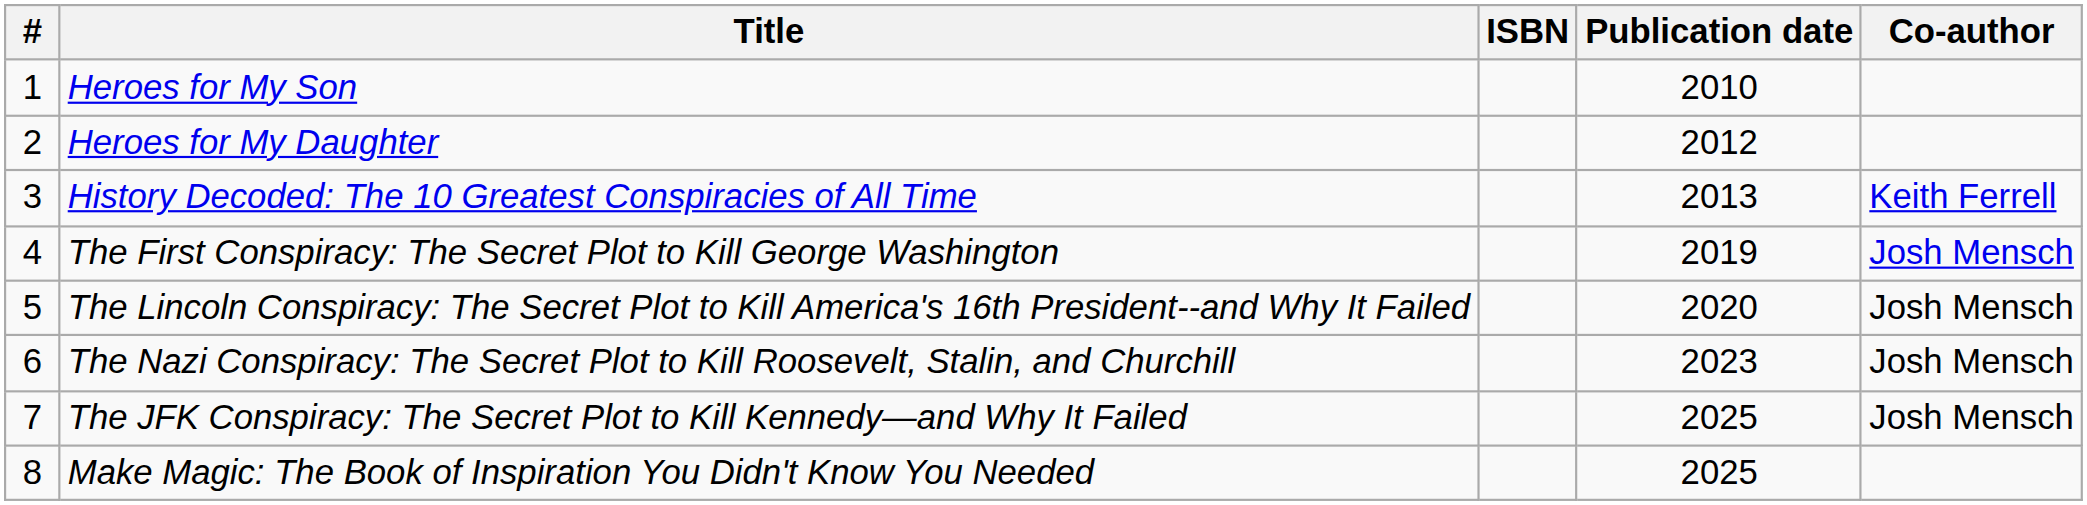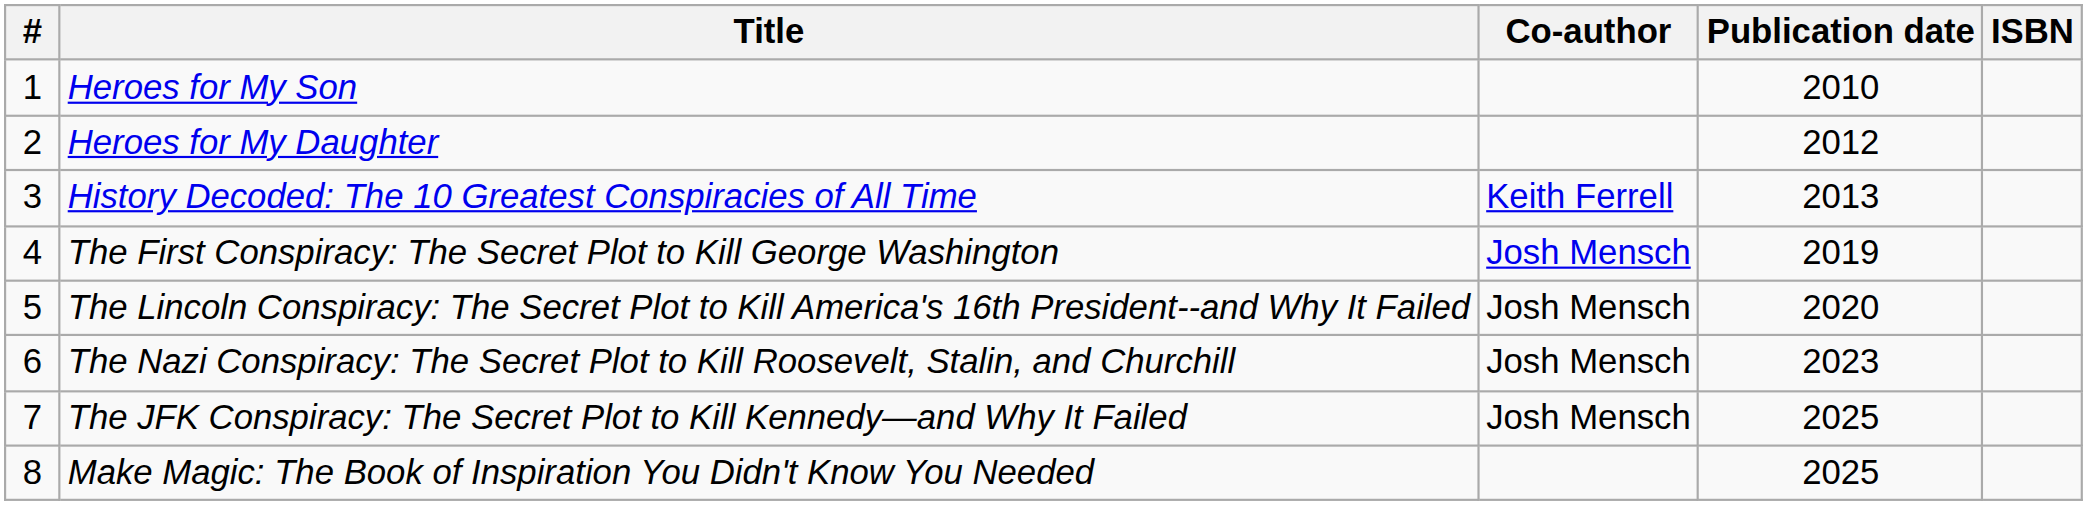columns swapped: (1972, 32) <-> (1528, 32)
